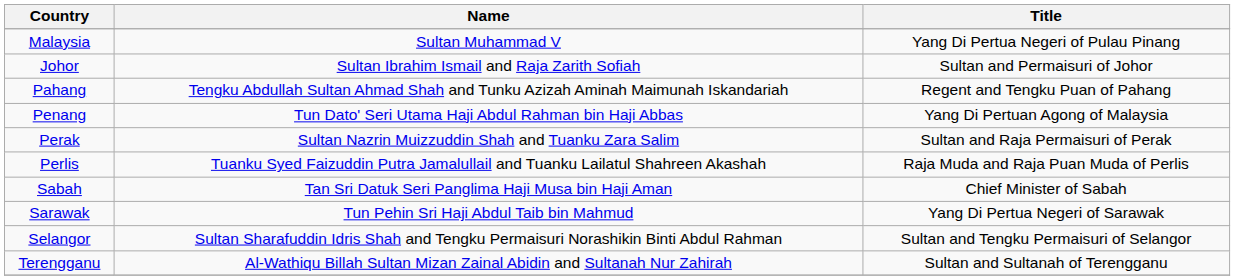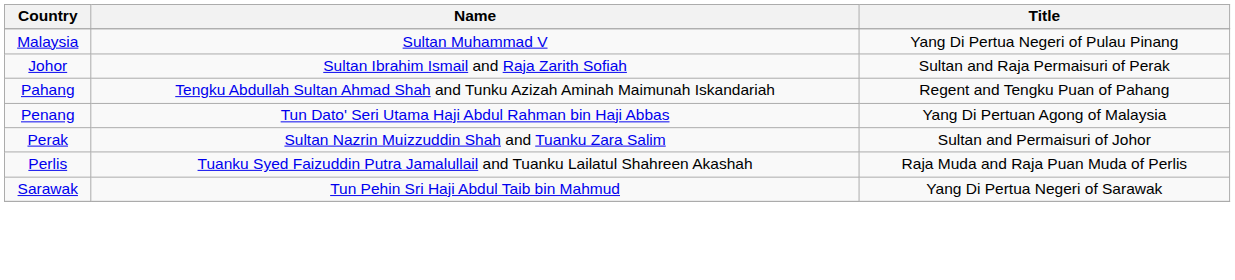(1046, 66) Sultan and Permaisuri of Johor -> (1044, 66) Sultan and Raja Permaisuri of Perak
(1046, 139) Sultan and Raja Permaisuri of Perak -> (1044, 139) Sultan and Permaisuri of Johor
- row: (59, 189)
- row: (59, 238)
- row: (59, 262)
